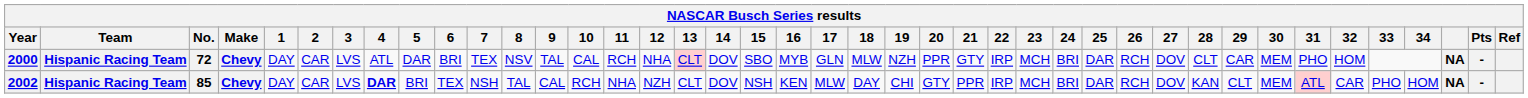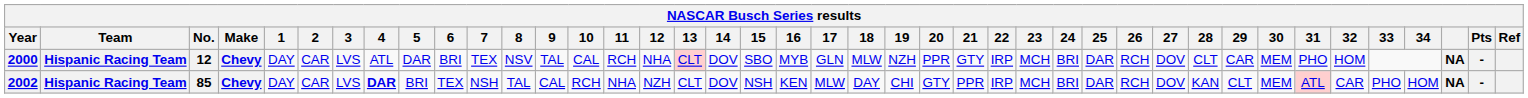(204, 60) 72 -> (204, 60) 12
